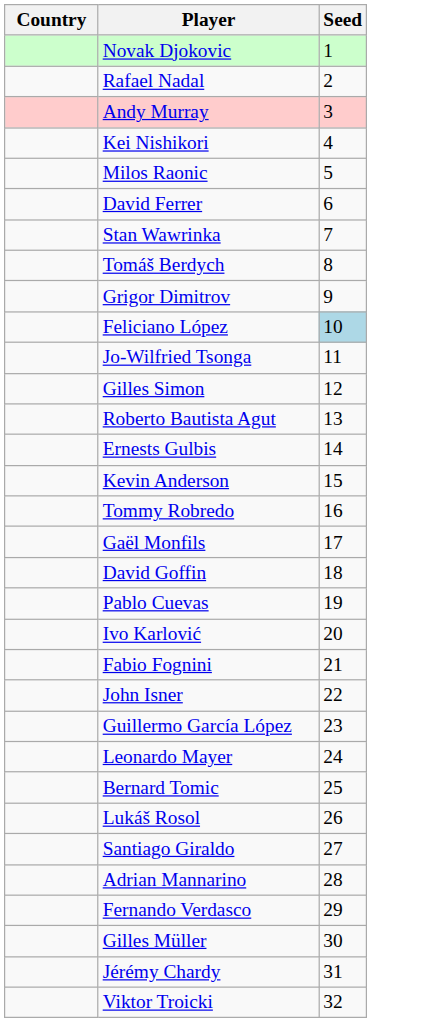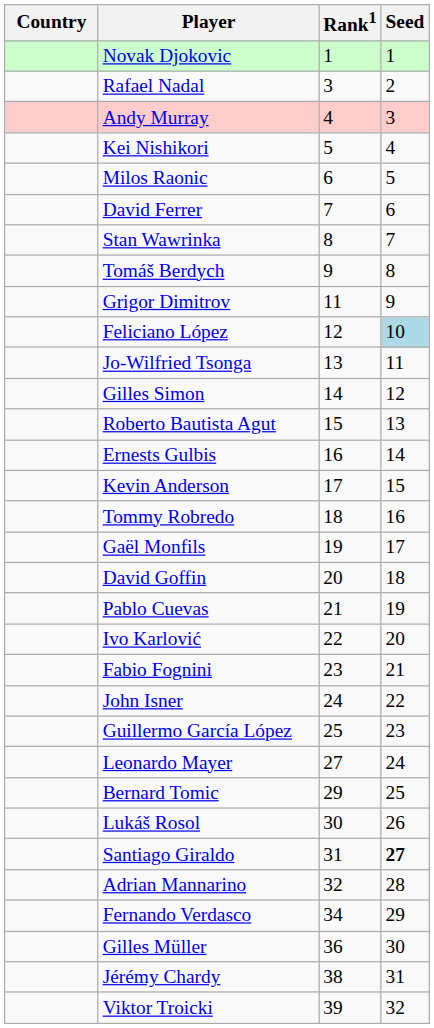+ column: (350, 22)
(333, 848) normal -> (395, 854) bold
